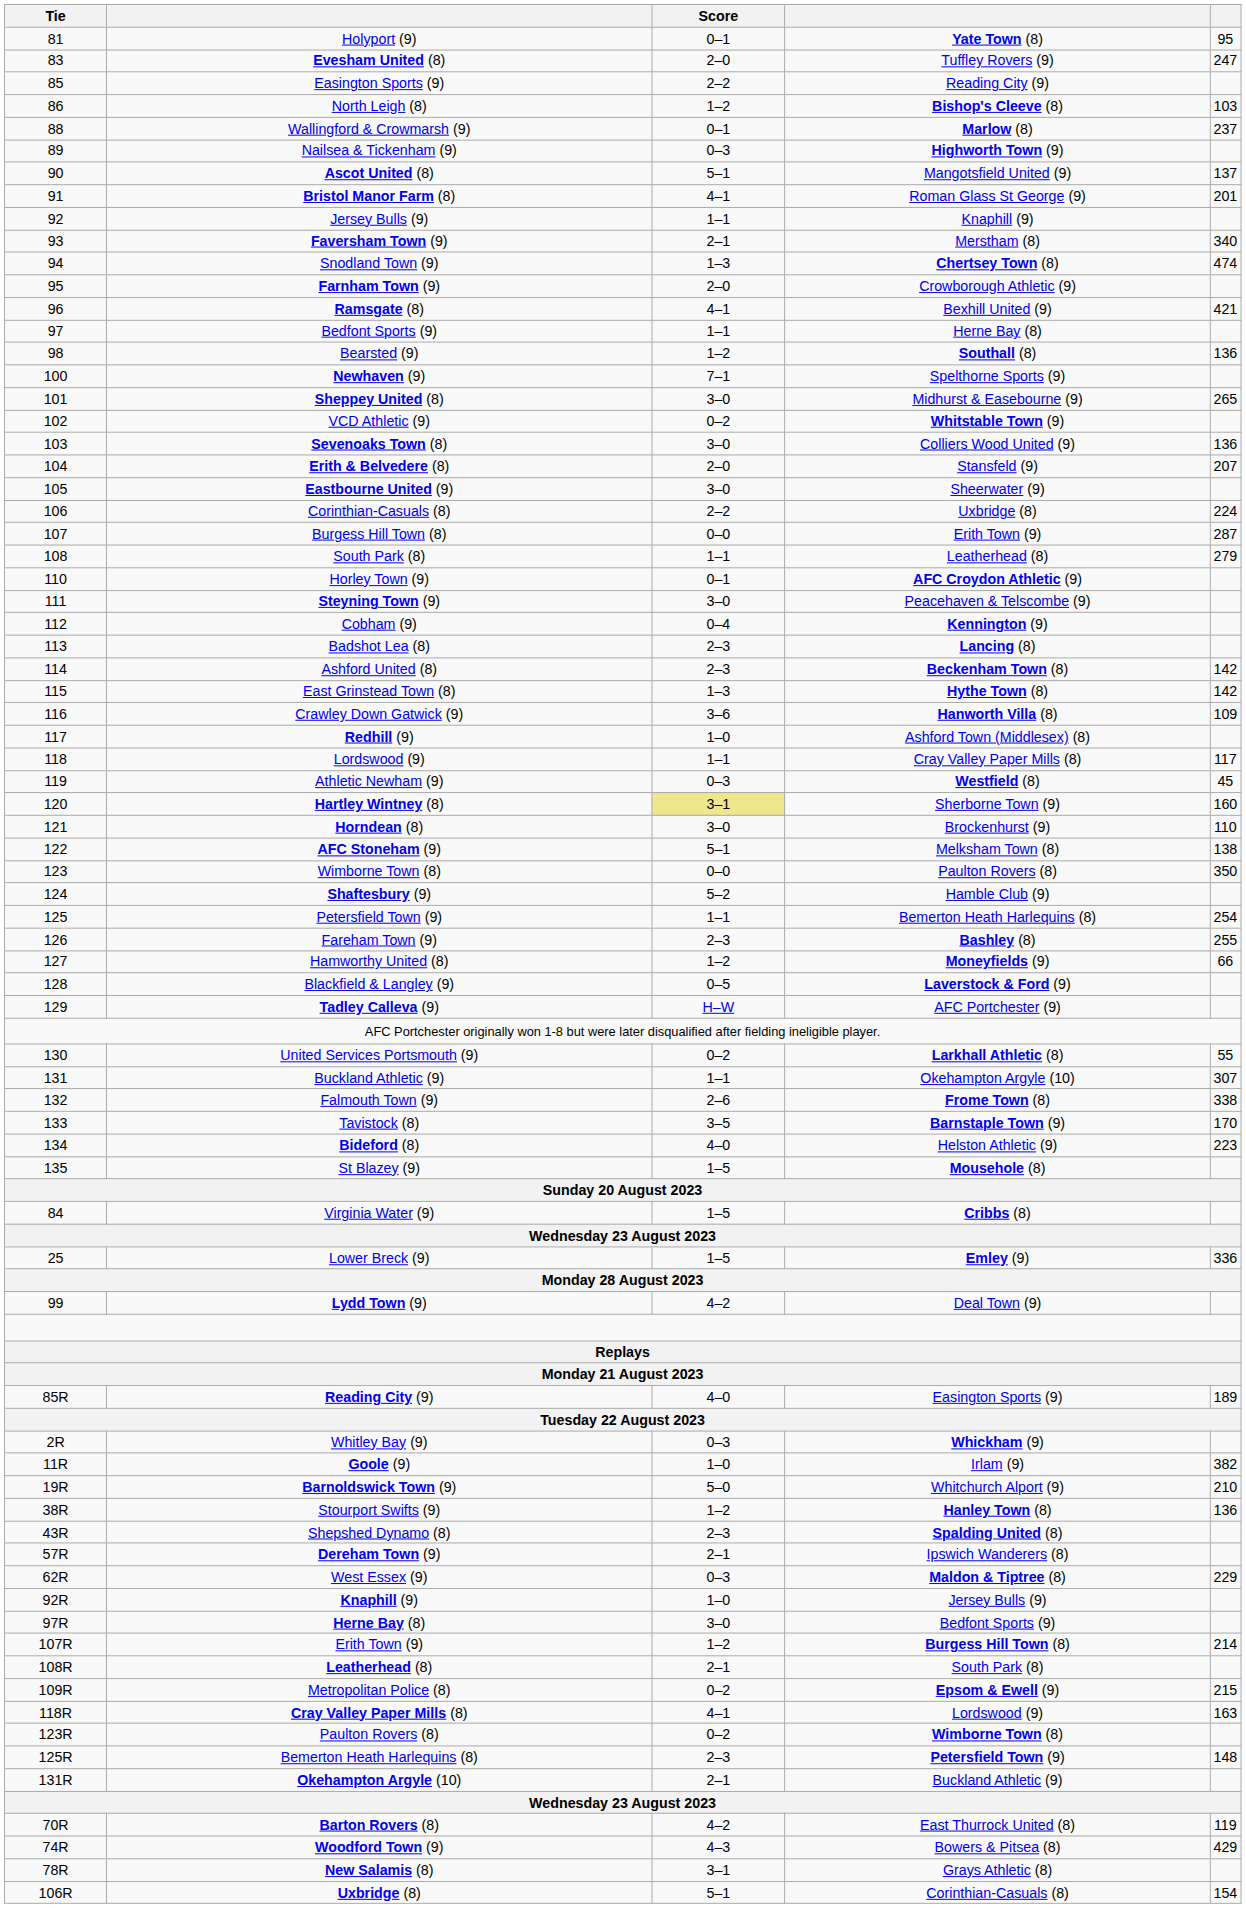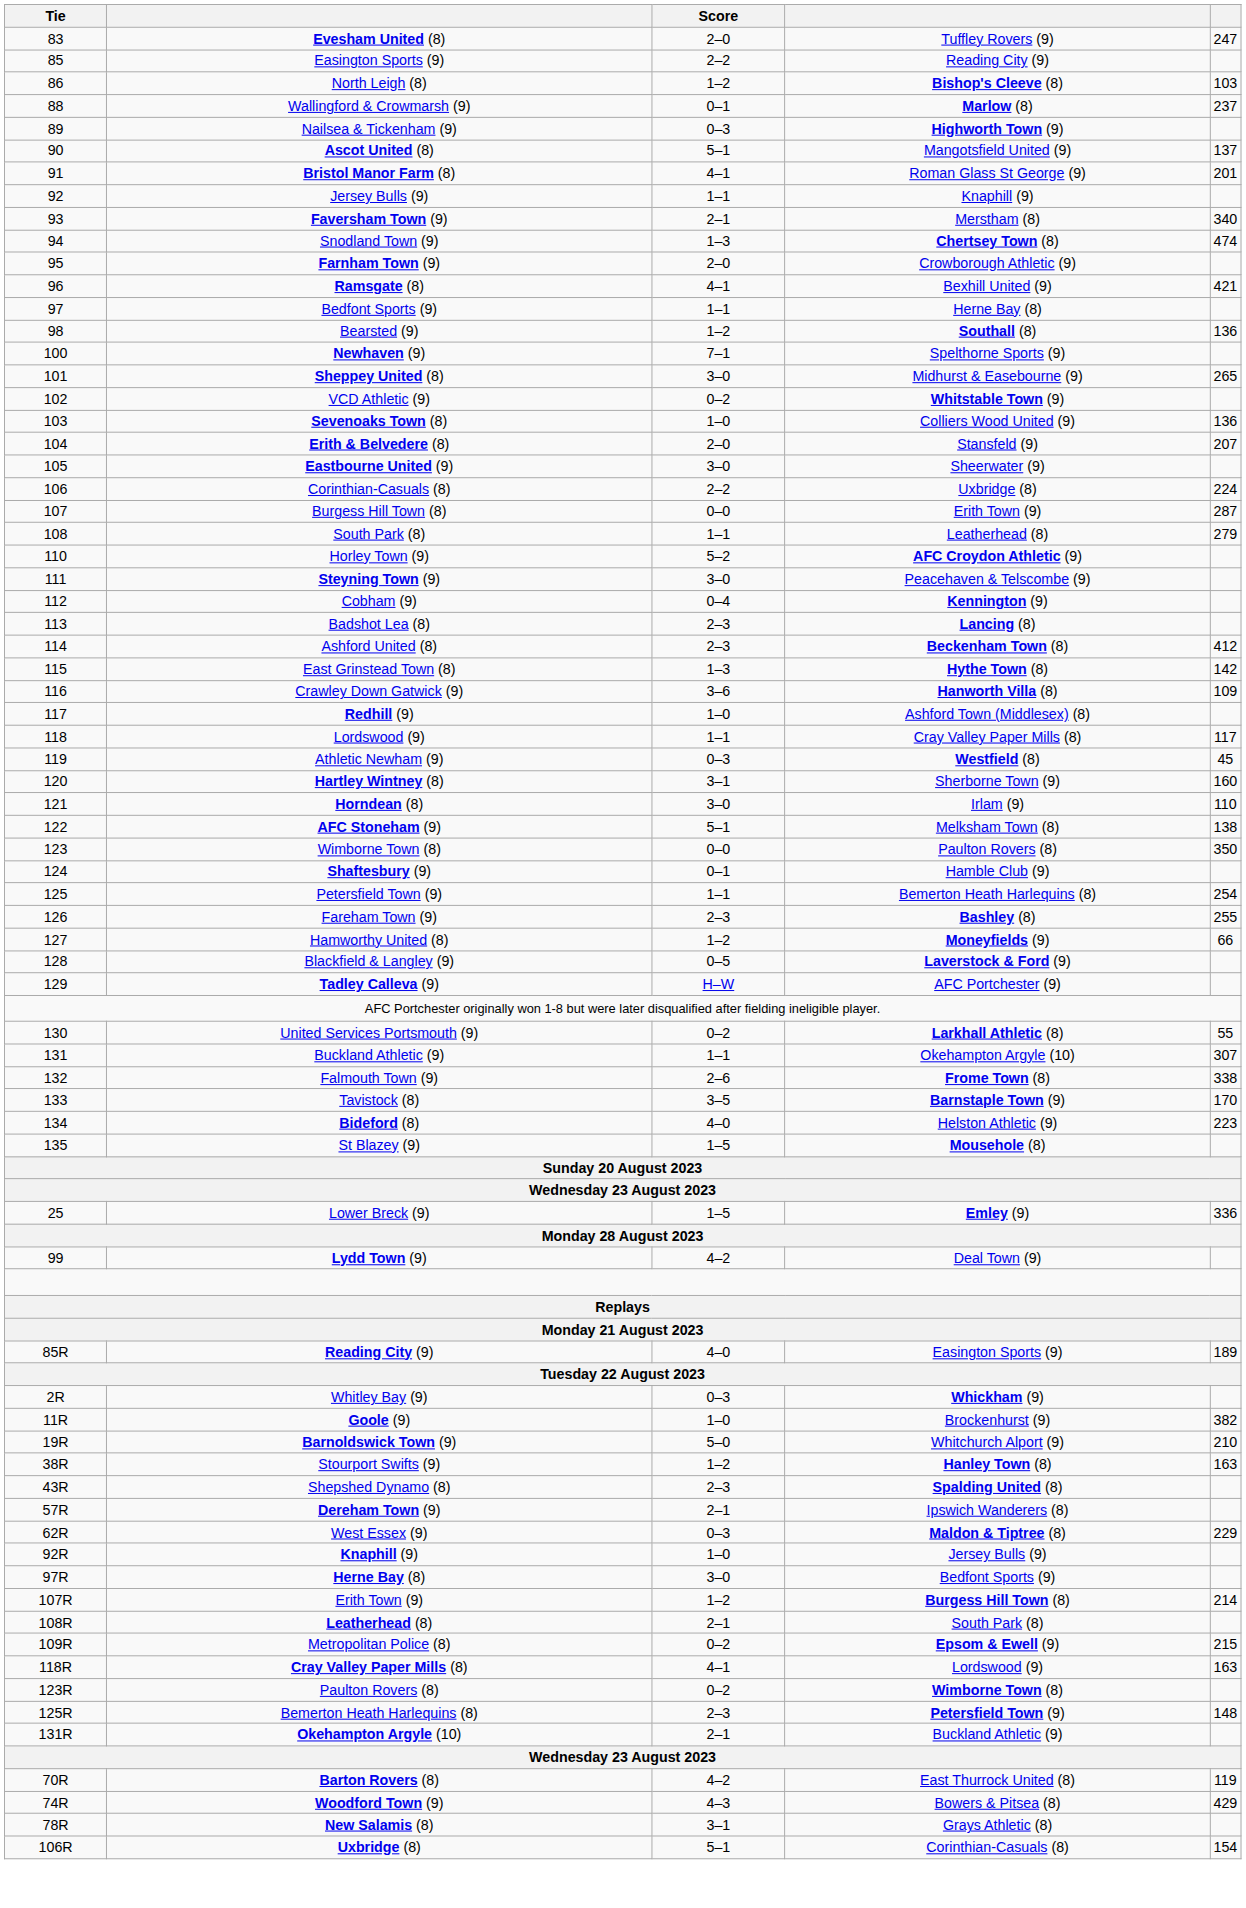- row: (379, 39)
(718, 444) 3–0 -> (718, 422) 1–0
(718, 579) 0–1 -> (718, 557) 5–2
(1225, 669) 142 -> (1225, 647) 412
(718, 804) khaki background -> (718, 782) no background
(998, 827) Brockenhurst (9) -> (998, 804) Irlam (9)
(718, 895) 5–2 -> (718, 872) 0–1
- row: (379, 1213)
(998, 1465) Irlam (9) -> (998, 1420) Brockenhurst (9)
(1225, 1510) 136 -> (1225, 1465) 163
